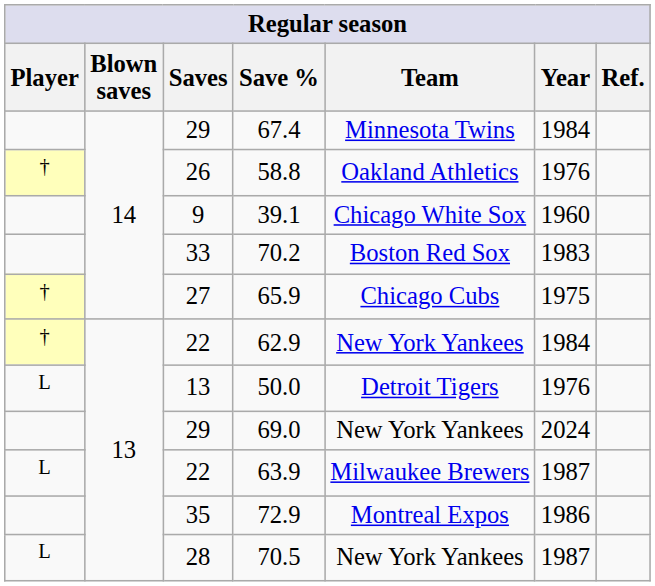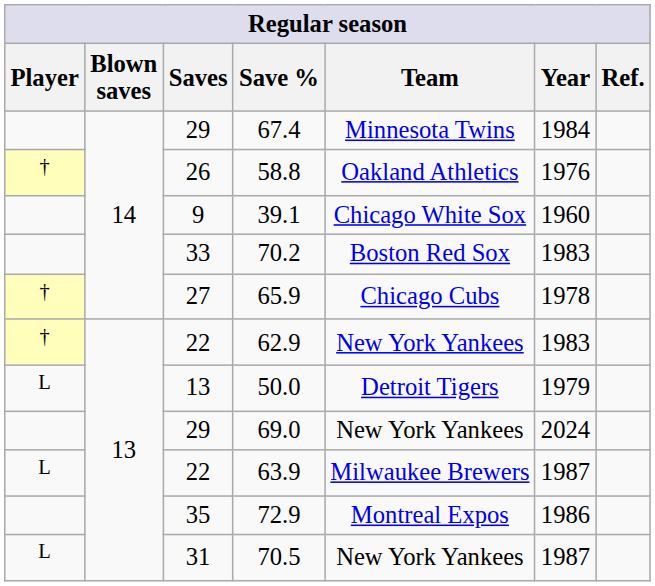(565, 296) 1975 -> (565, 296) 1978
(565, 341) 1984 -> (565, 341) 1983
(565, 387) 1976 -> (565, 387) 1979
(198, 557) 28 -> (198, 557) 31
